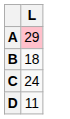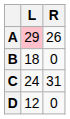+ column: (54, 16)
(32, 103) 11 -> (32, 103) 12
